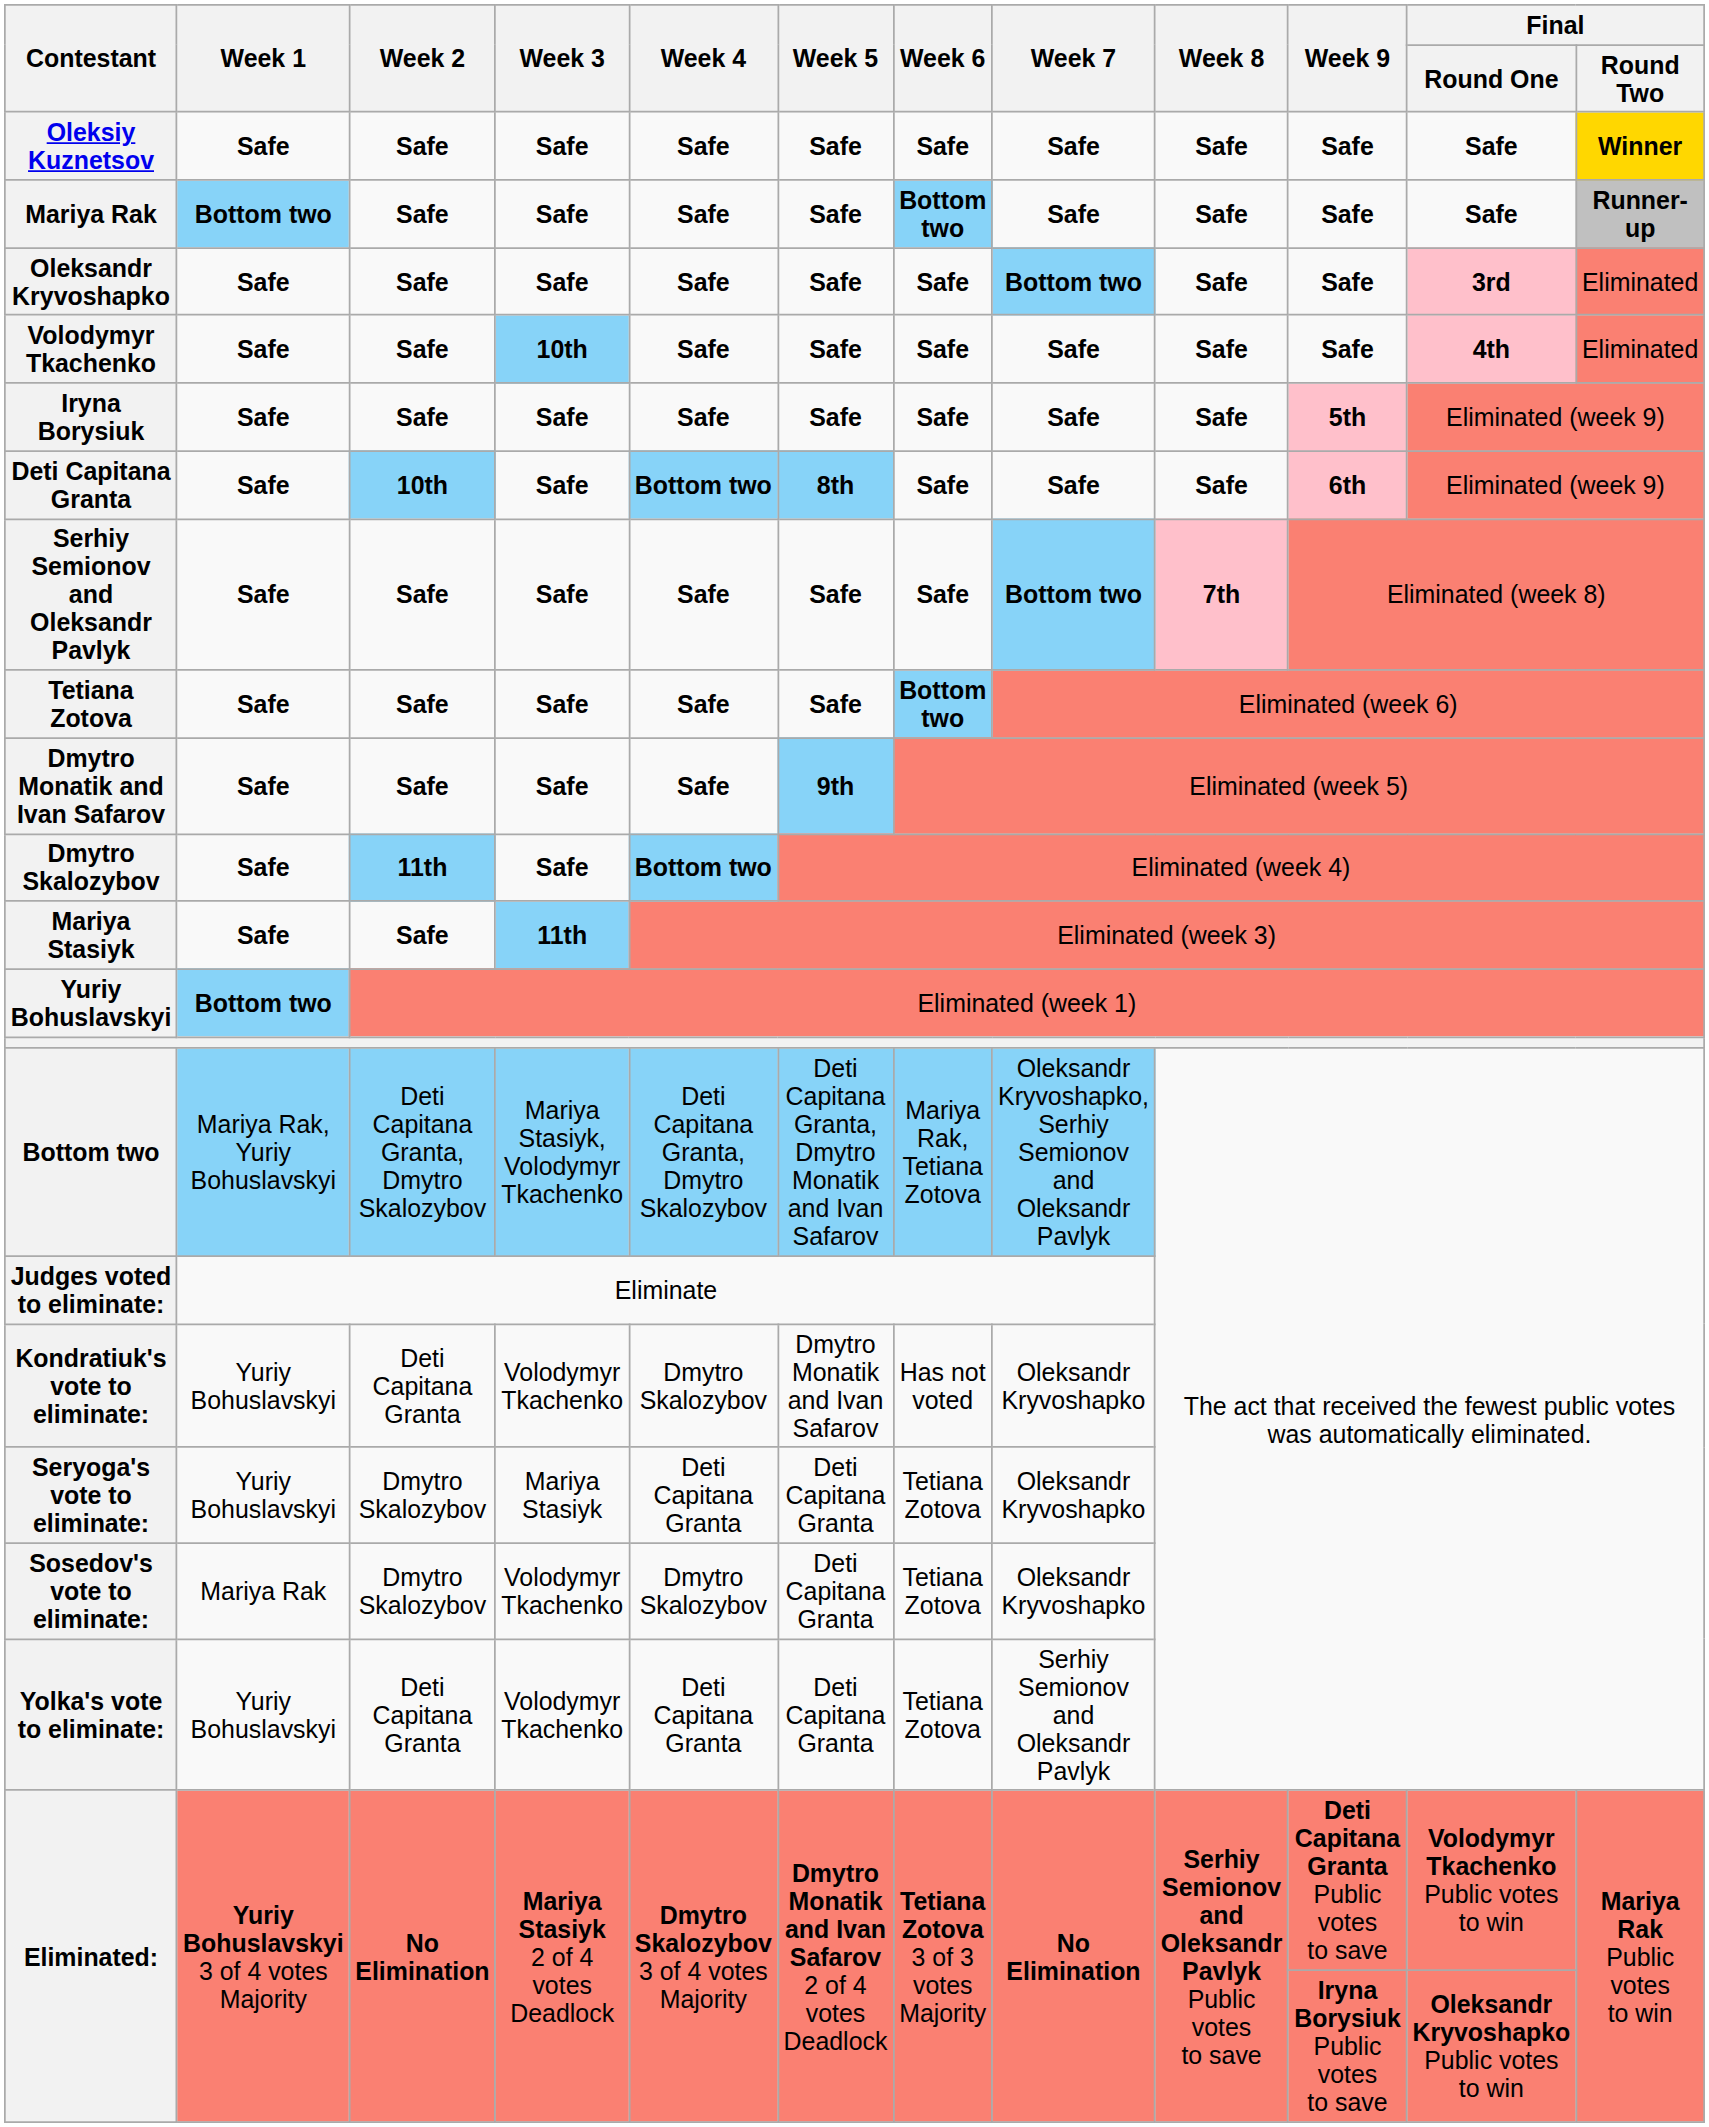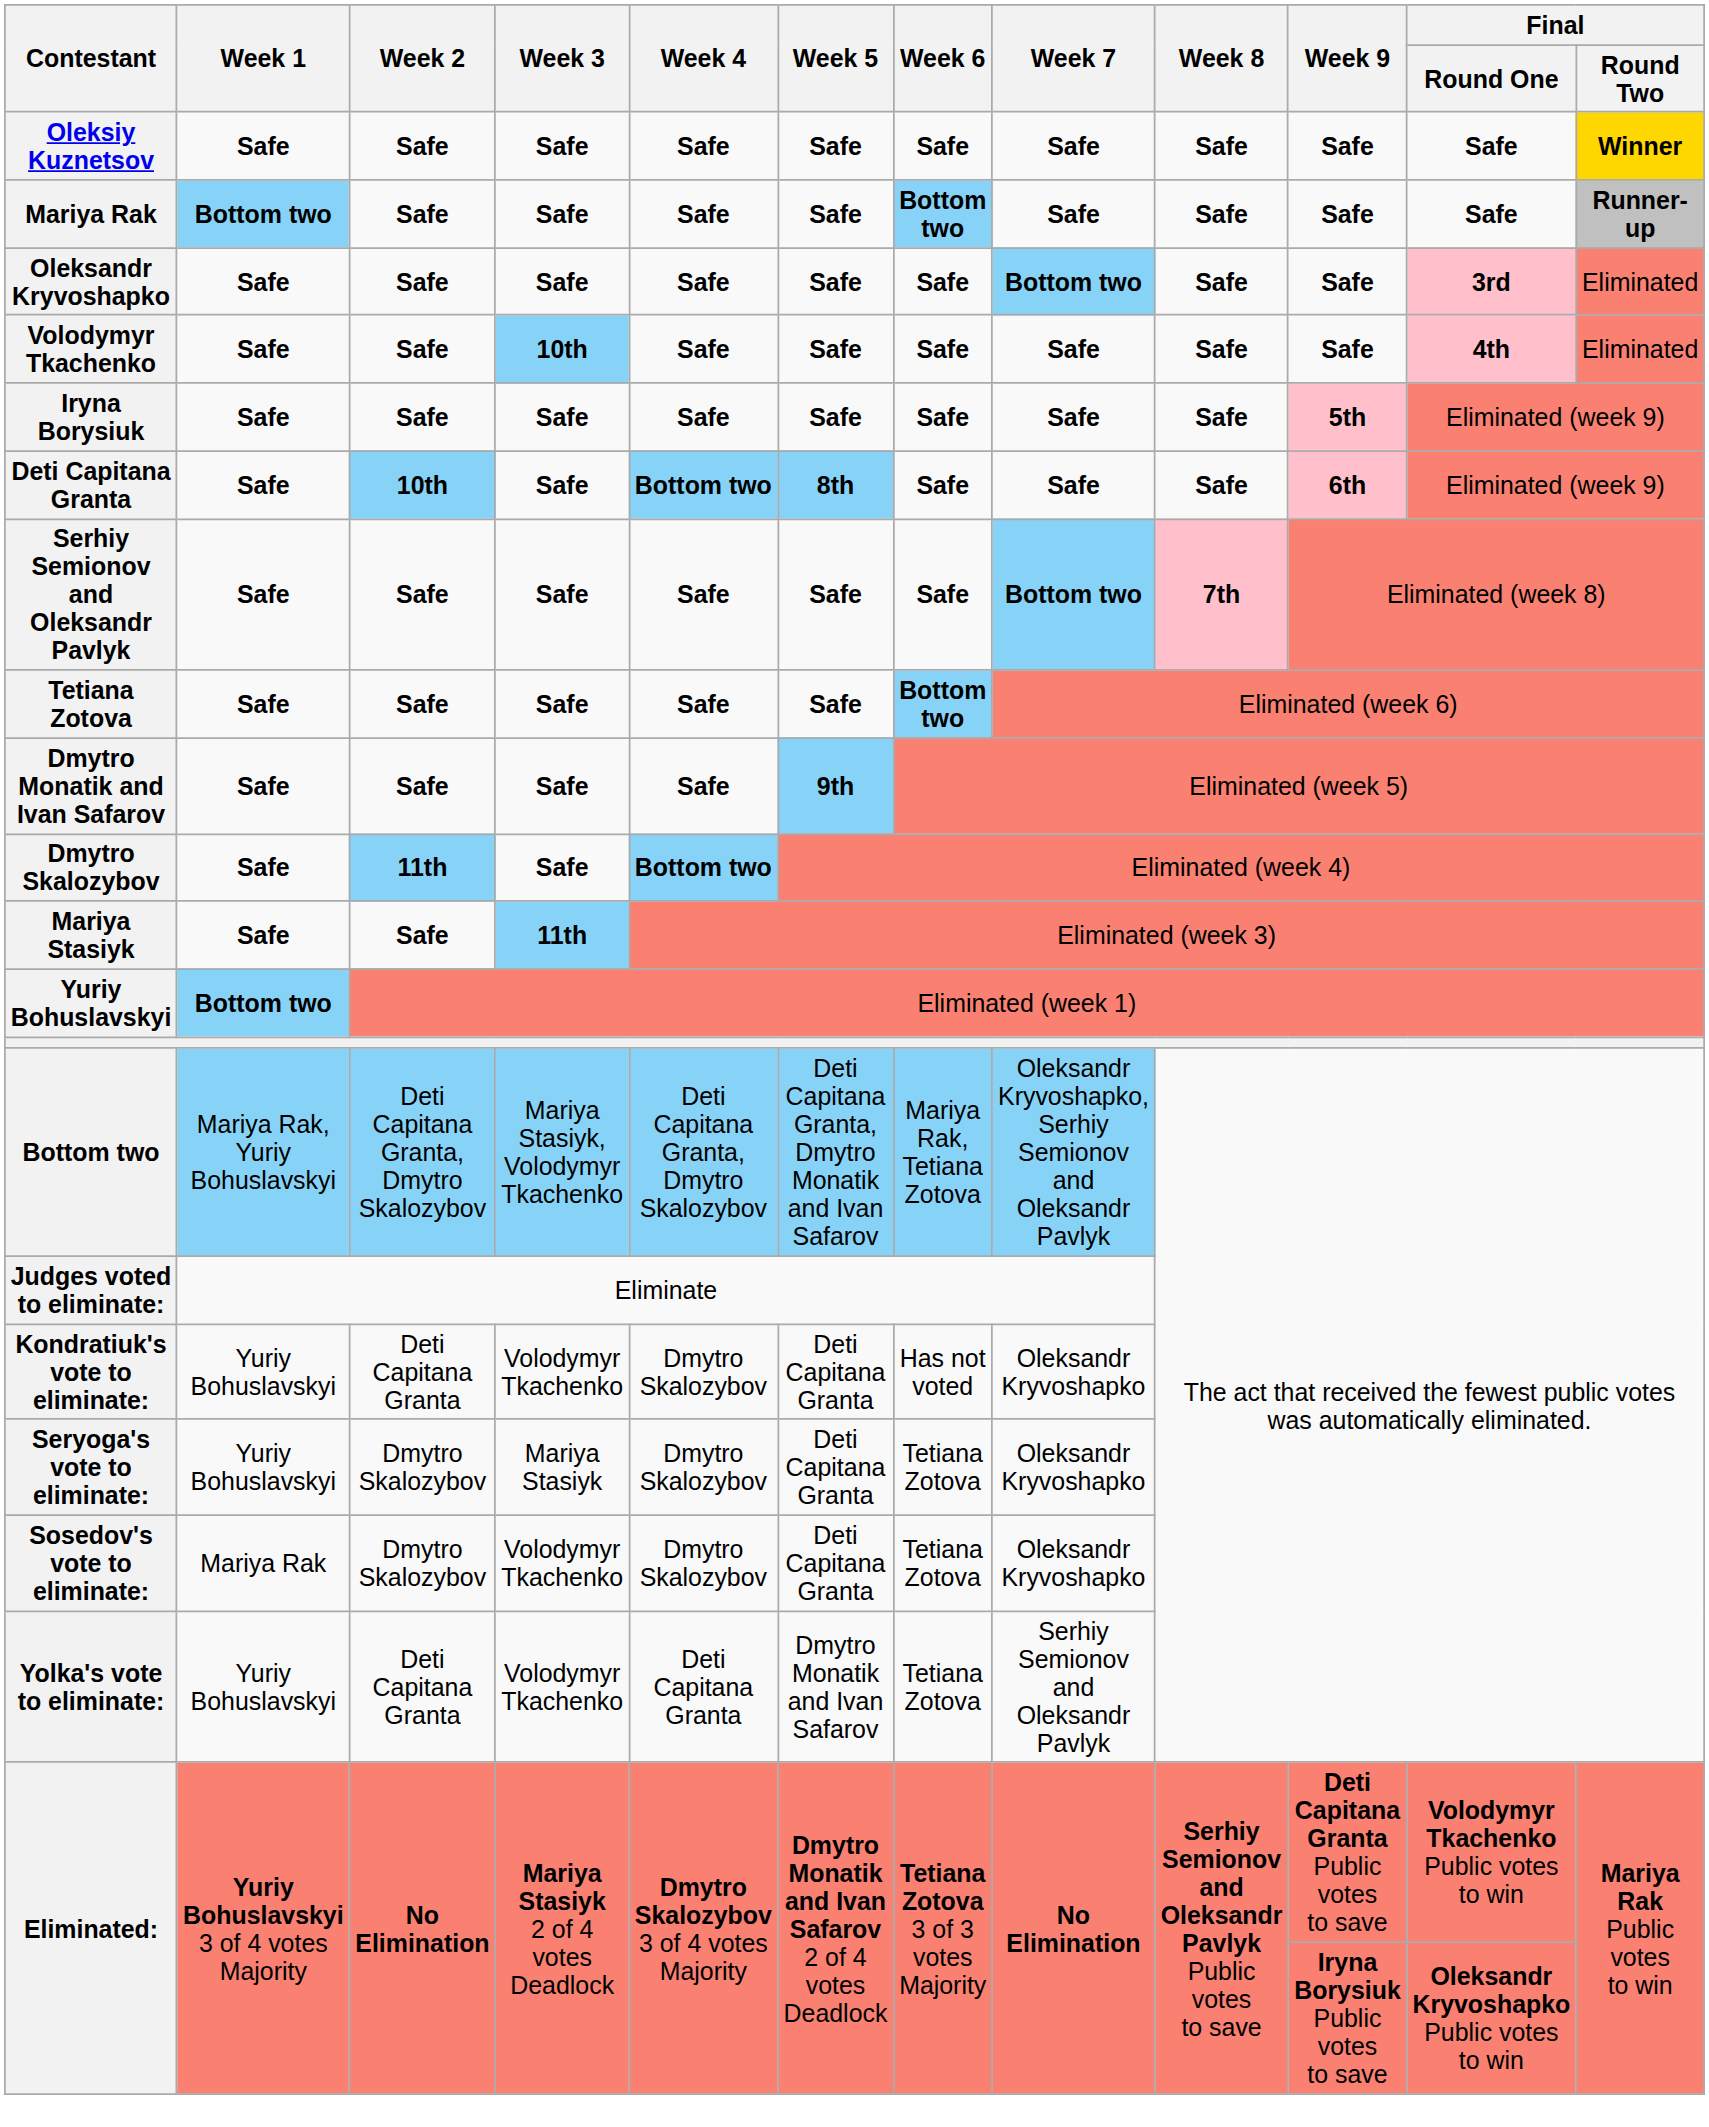(835, 1386) Dmytro Monatik and Ivan Safarov -> (835, 1372) Deti Capitana Granta
(703, 1496) Deti Capitana Granta -> (703, 1468) Dmytro Skalozybov
(835, 1715) Deti Capitana Granta -> (835, 1687) Dmytro Monatik and Ivan Safarov
